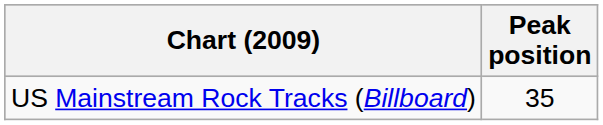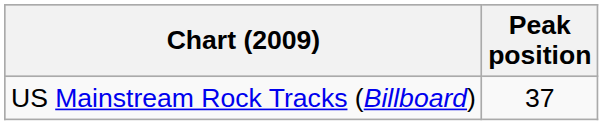(540, 97) 35 -> (540, 97) 37
